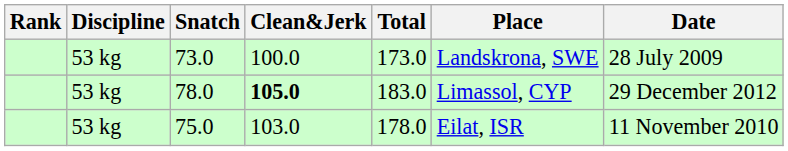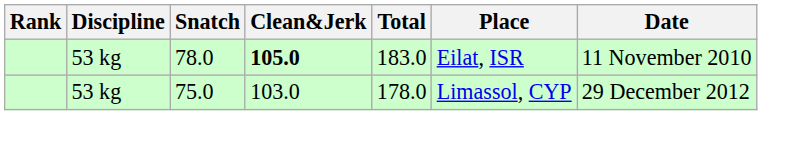- row: (194, 57)
(504, 92) Limassol, CYP -> (480, 57) Eilat, ISR
(693, 92) 29 December 2012 -> (667, 57) 11 November 2010
(480, 127) Eilat, ISR -> (504, 92) Limassol, CYP
(694, 127) 11 November 2010 -> (666, 92) 29 December 2012
